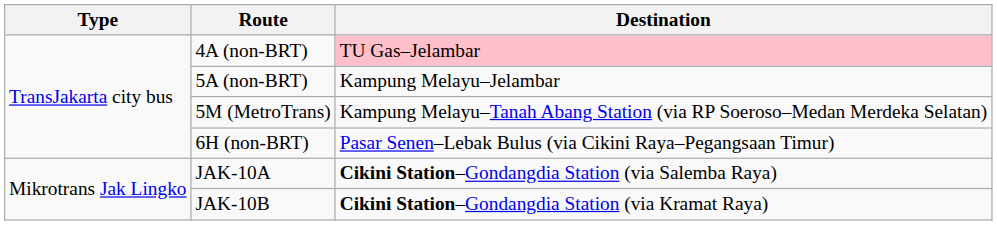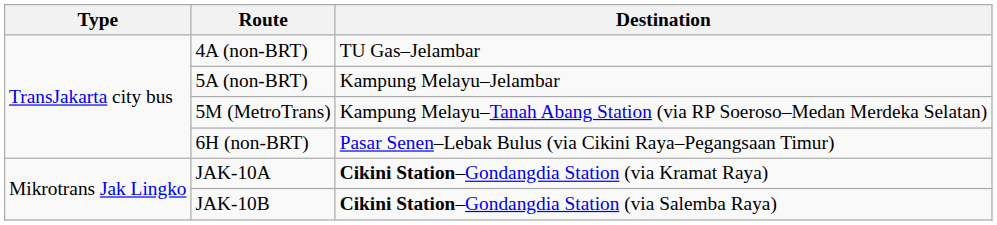(410, 50) pink background -> (410, 50) no background
(558, 173) Cikini Station–Gondangdia Station (via Salemba Raya) -> (554, 173) Cikini Station–Gondangdia Station (via Kramat Raya)
(554, 204) Cikini Station–Gondangdia Station (via Kramat Raya) -> (558, 204) Cikini Station–Gondangdia Station (via Salemba Raya)
